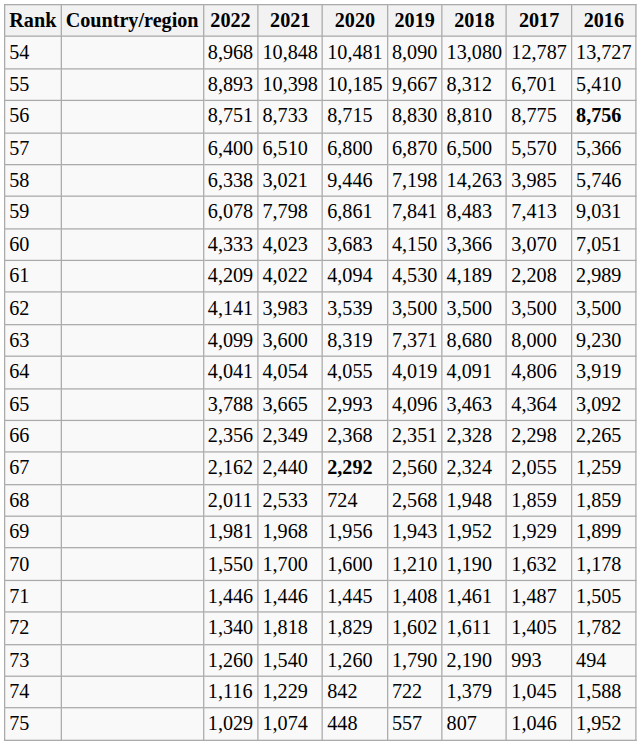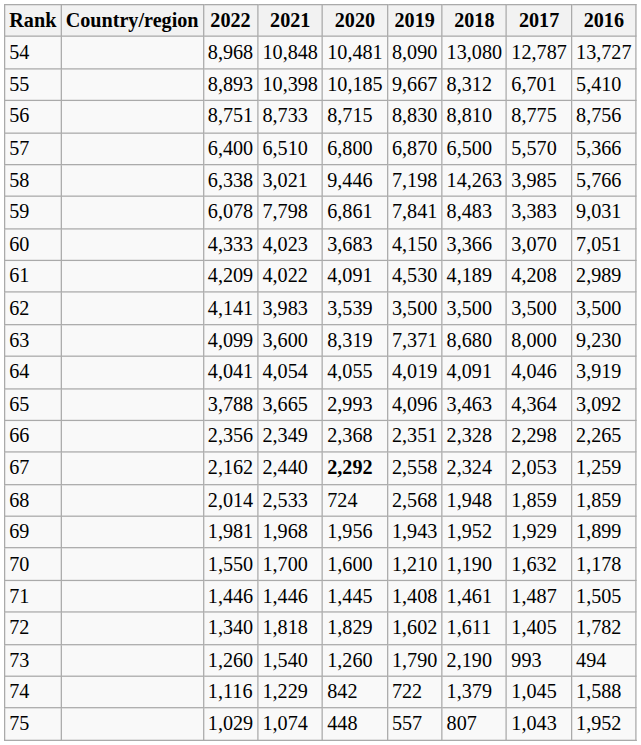(599, 116) bold -> (599, 116) normal
(599, 180) 5,746 -> (599, 180) 5,766
(534, 212) 7,413 -> (534, 212) 3,383
(350, 276) 4,094 -> (350, 276) 4,091
(534, 276) 2,208 -> (534, 276) 4,208
(534, 372) 4,806 -> (534, 372) 4,046
(415, 468) 2,560 -> (415, 468) 2,558
(534, 468) 2,055 -> (534, 468) 2,053
(230, 500) 2,011 -> (231, 500) 2,014
(534, 723) 1,046 -> (534, 723) 1,043
